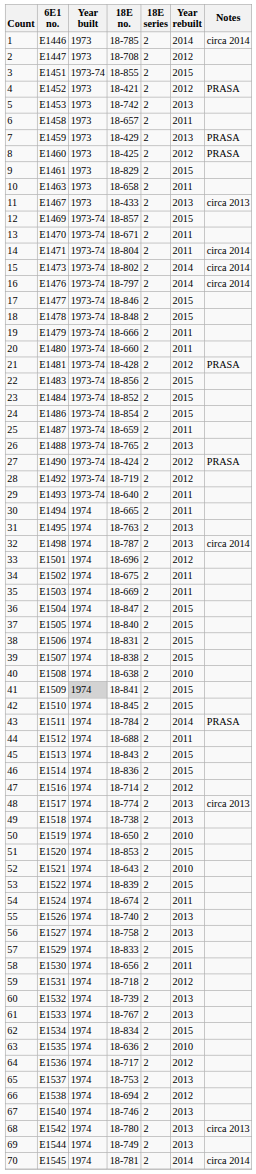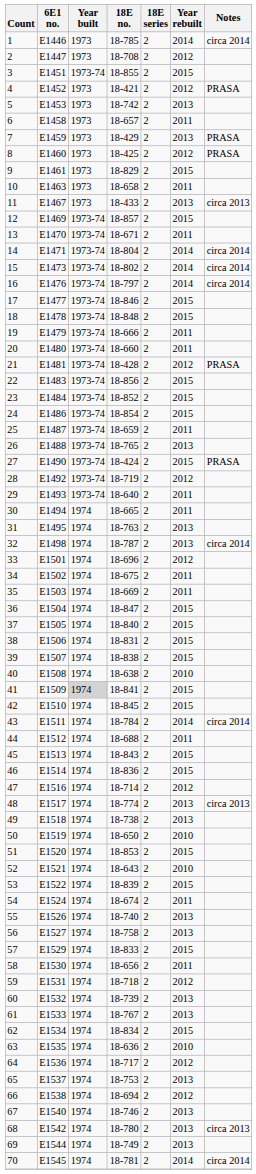(183, 251) 2011 -> (183, 251) 2014
(183, 462) 2012 -> (183, 462) 2015
(223, 722) PRASA -> (228, 722) circa 2014
